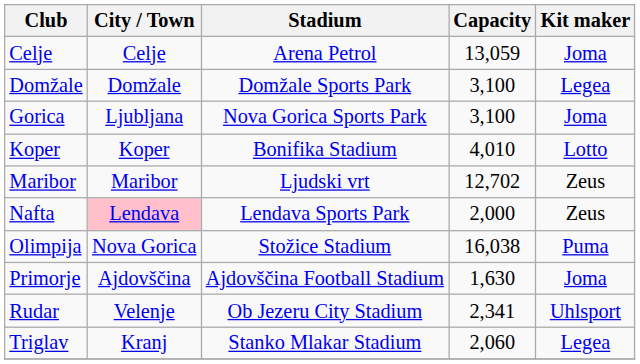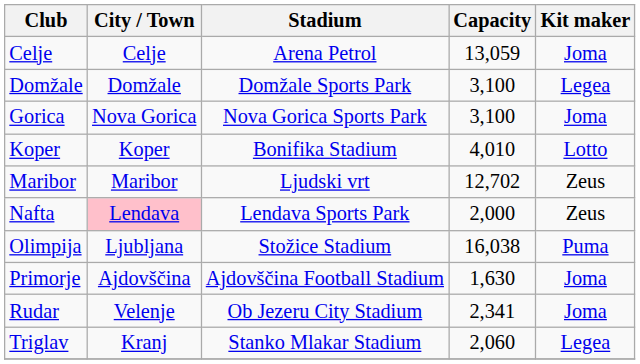(144, 117) Ljubljana -> (144, 117) Nova Gorica
(144, 246) Nova Gorica -> (144, 246) Ljubljana
(585, 310) Uhlsport -> (585, 310) Joma
